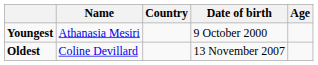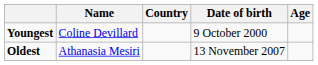(99, 32) Athanasia Mesiri -> (98, 32) Coline Devillard
(98, 51) Coline Devillard -> (99, 51) Athanasia Mesiri
